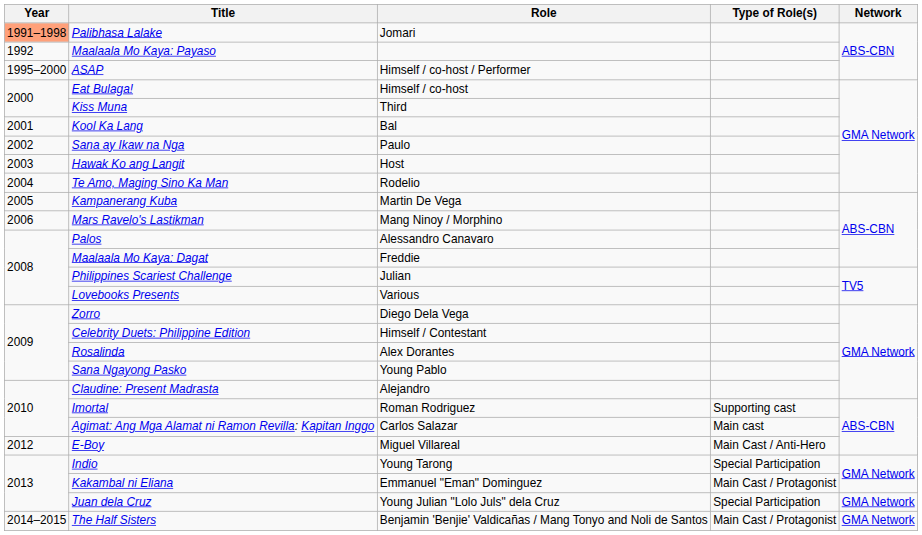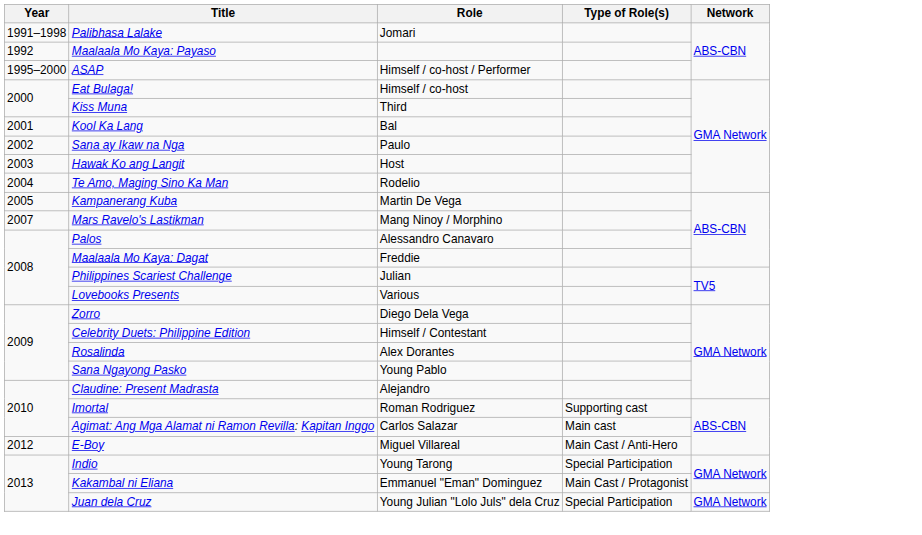(37, 32) lightsalmon background -> (37, 32) no background
(20, 220) 2006 -> (20, 220) 2007
- row: (114, 520)
